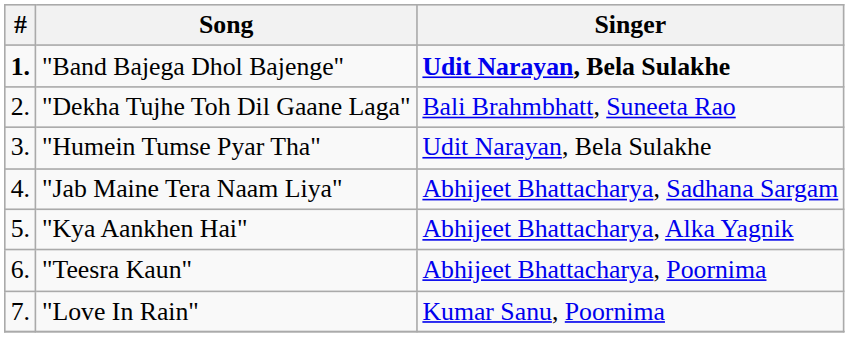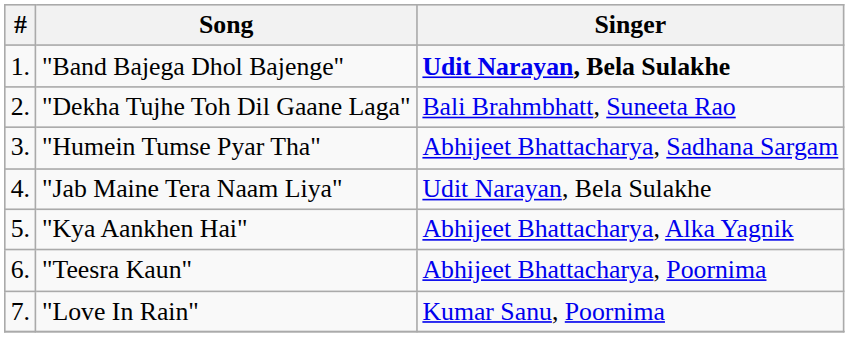(20, 65) bold -> (20, 65) normal
(567, 147) Udit Narayan, Bela Sulakhe -> (630, 147) Abhijeet Bhattacharya, Sadhana Sargam
(630, 188) Abhijeet Bhattacharya, Sadhana Sargam -> (567, 188) Udit Narayan, Bela Sulakhe
